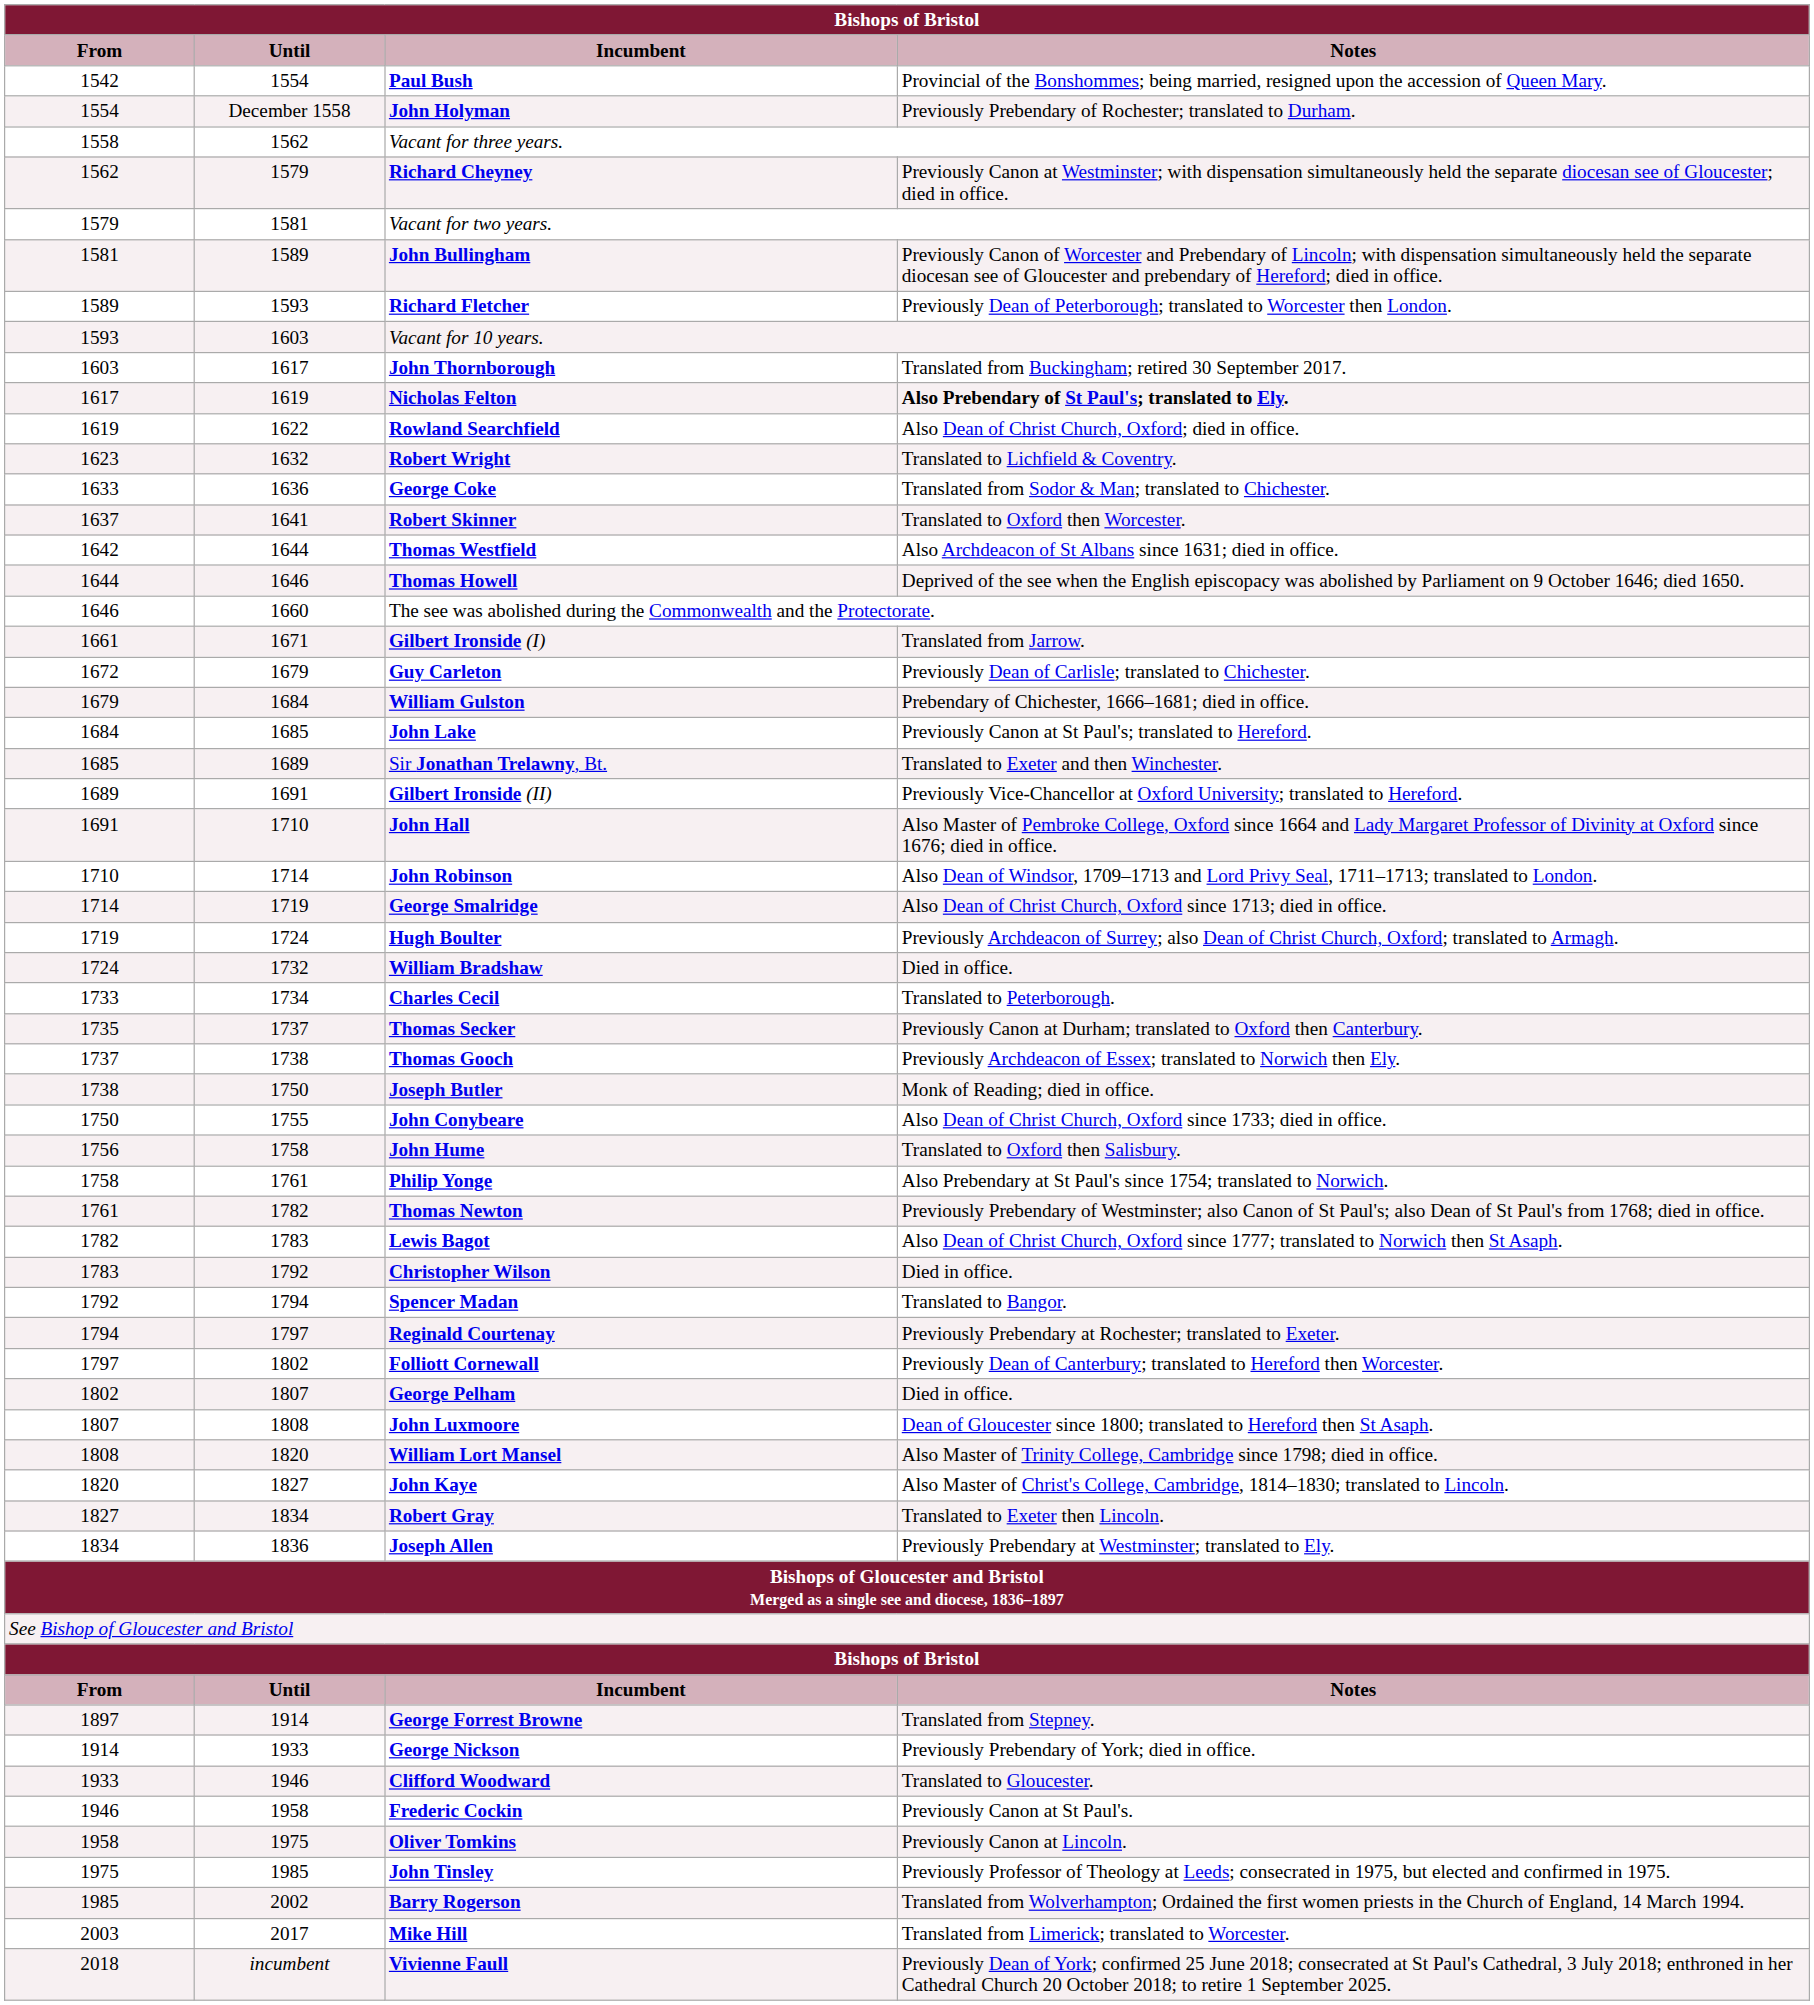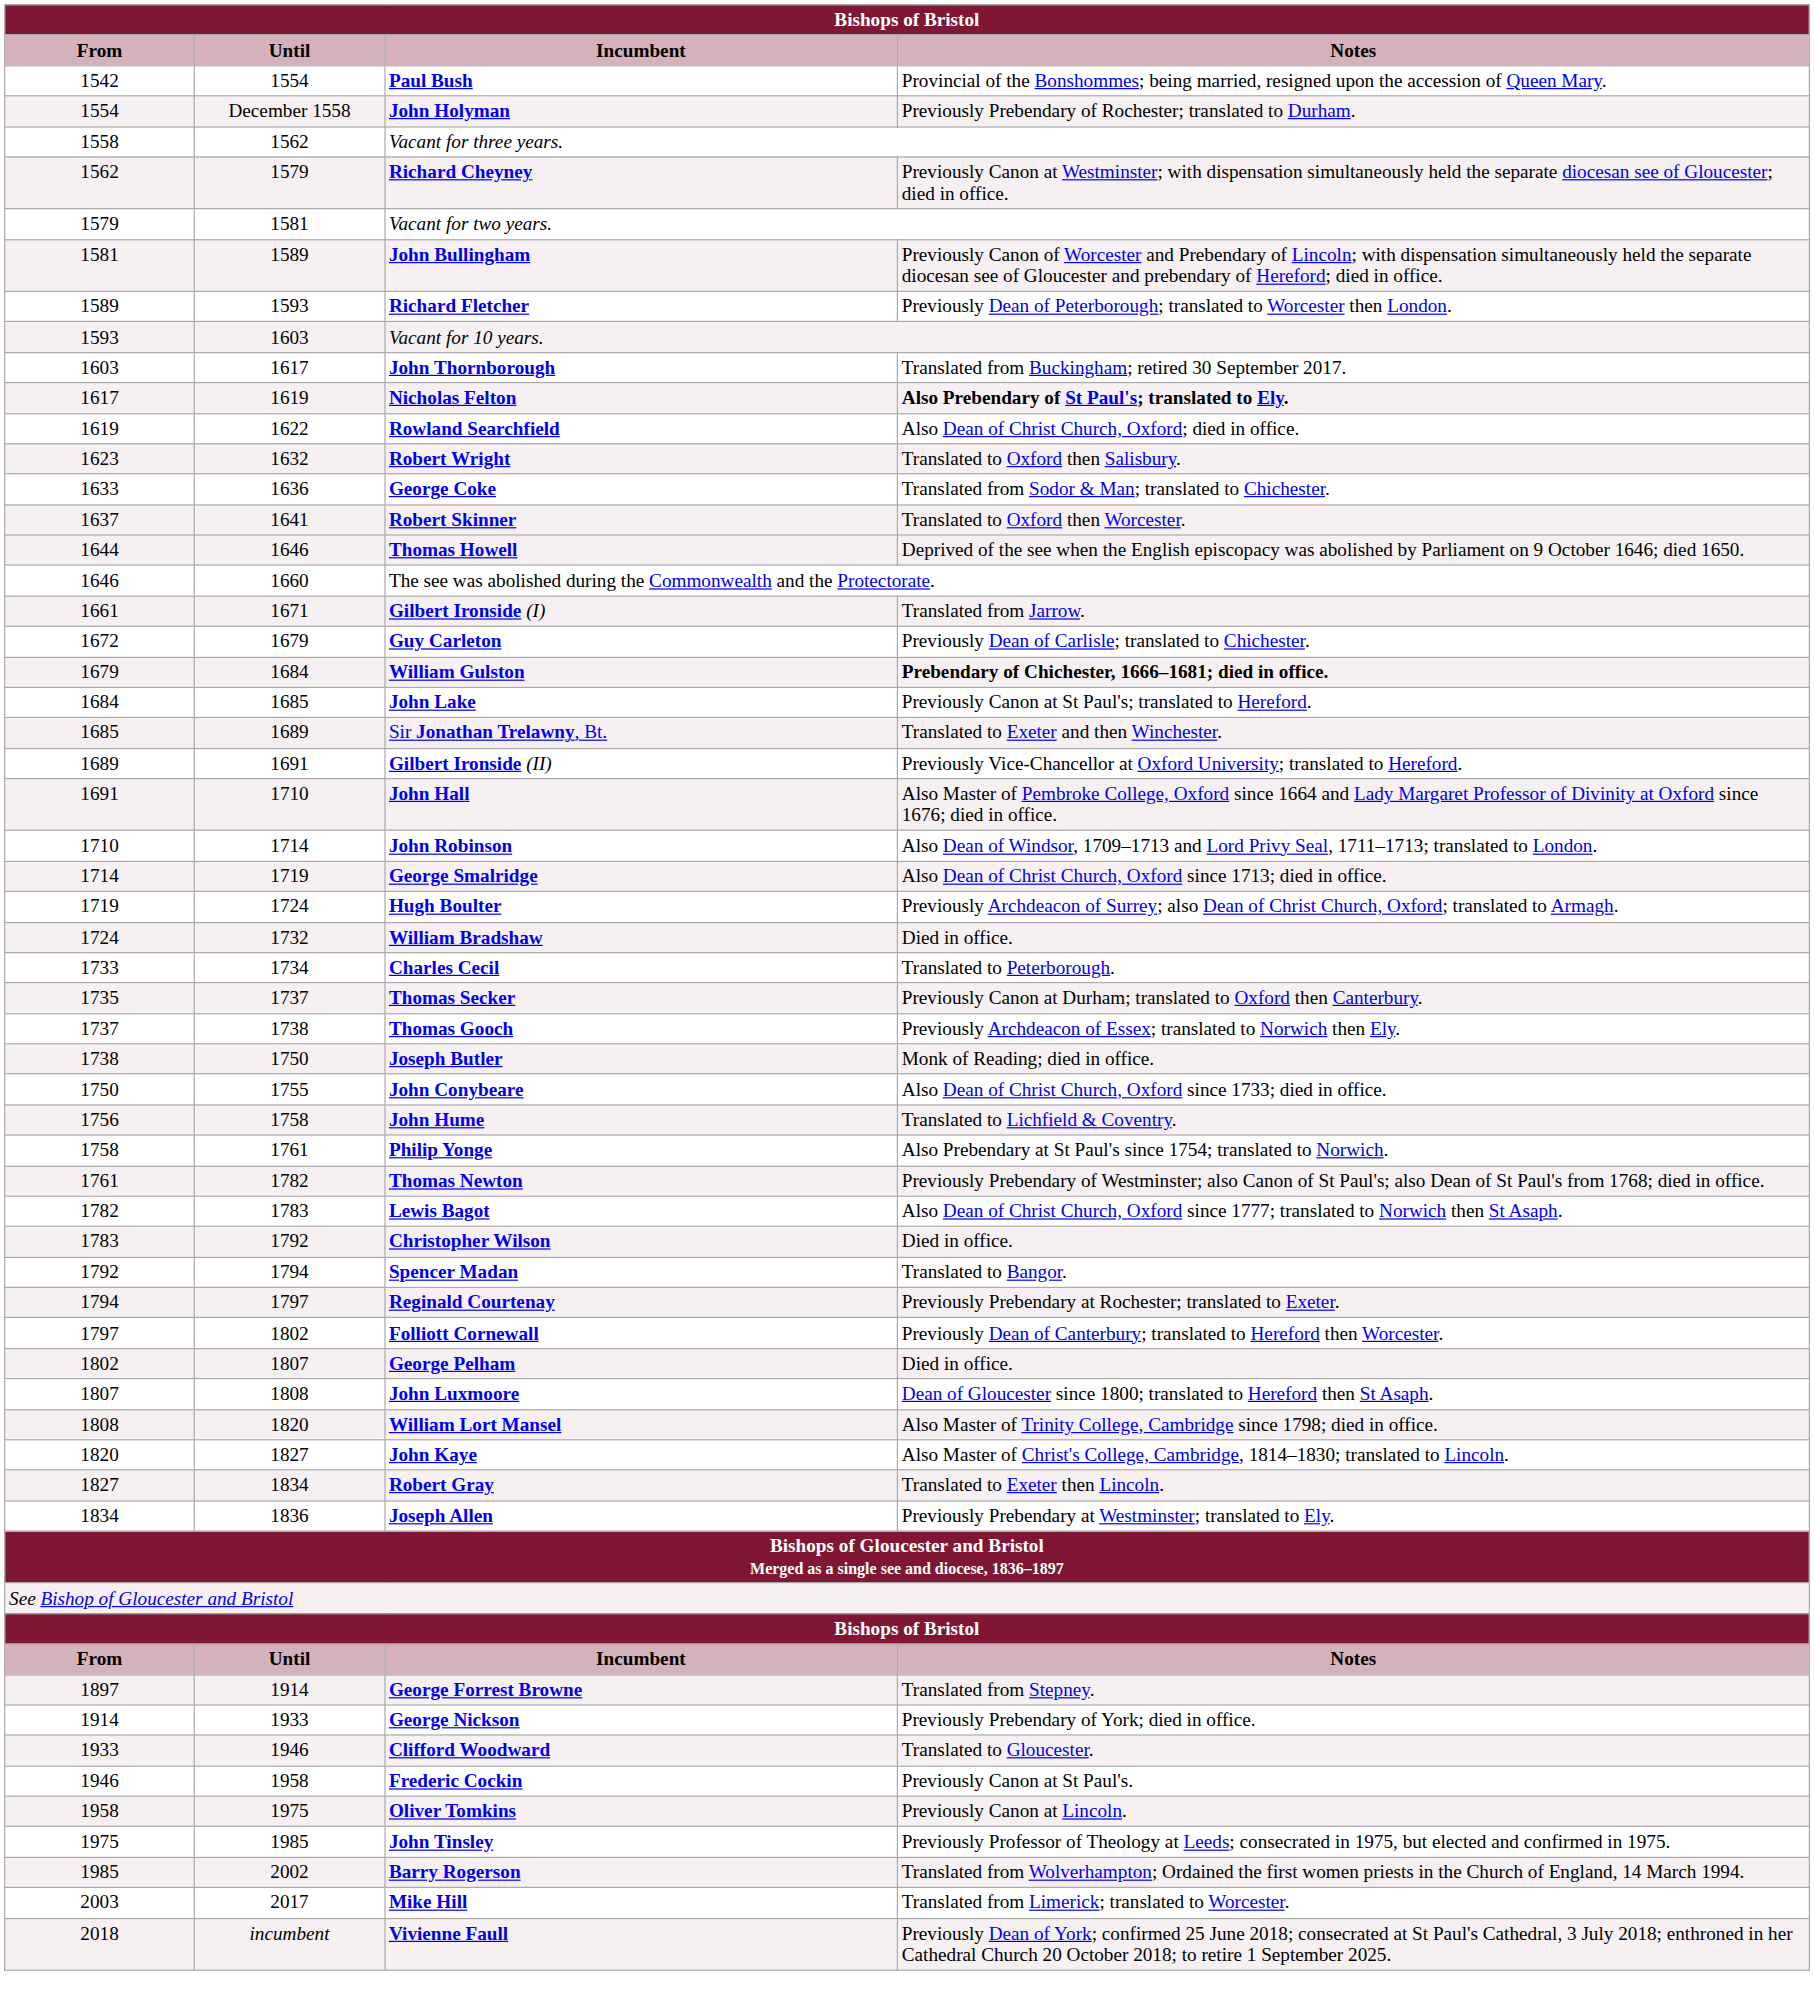(1039, 458) Translated to Lichfield & Coventry. -> (1041, 458) Translated to Oxford then Salisbury.
- row: (463, 550)
(1105, 702) normal -> (1115, 671) bold
(1041, 1150) Translated to Oxford then Salisbury. -> (1039, 1119) Translated to Lichfield & Coventry.
